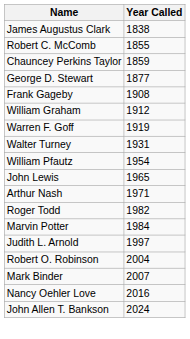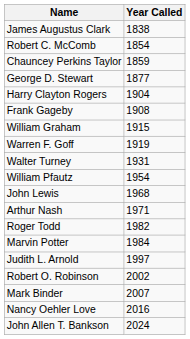(138, 45) 1855 -> (138, 45) 1854
+ row: (57, 95)
(138, 111) 1912 -> (138, 128) 1915
(138, 177) 1965 -> (138, 194) 1968
(138, 260) 2004 -> (138, 276) 2002
